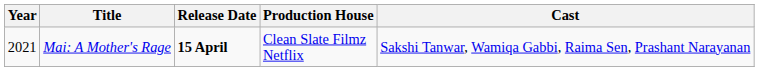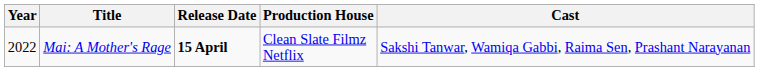(22, 46) 2021 -> (22, 46) 2022
